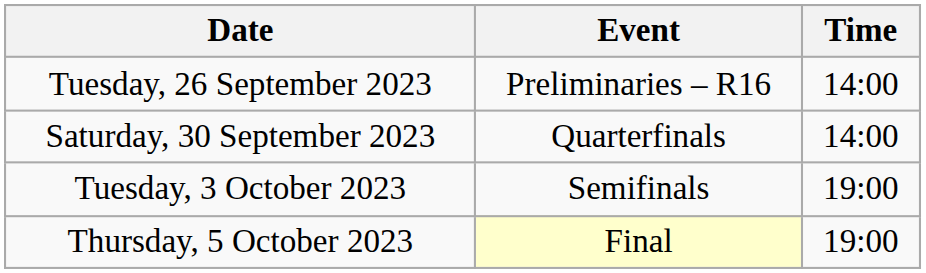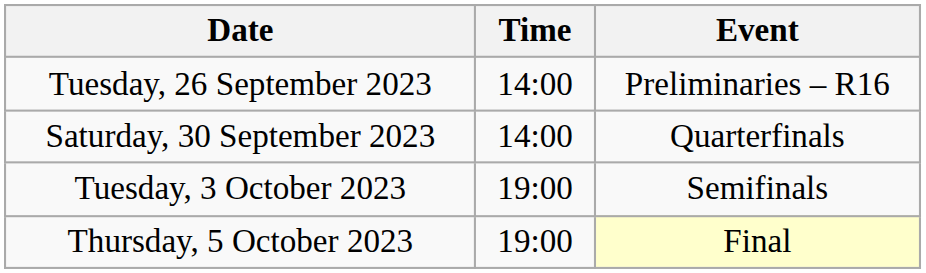columns swapped: (861, 30) <-> (639, 30)
